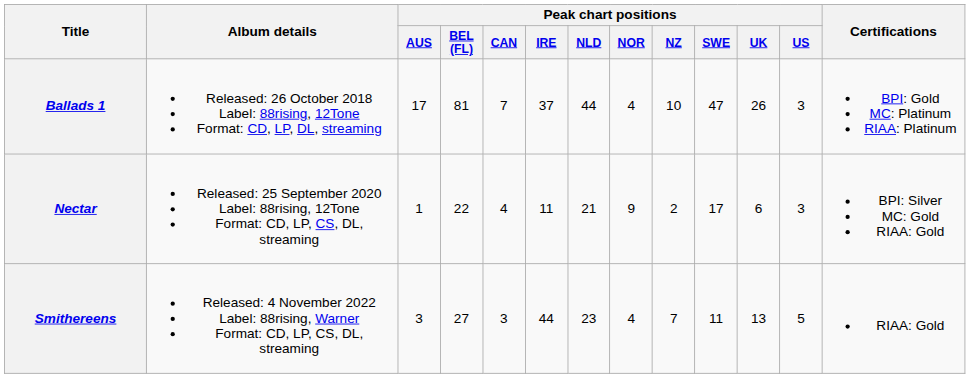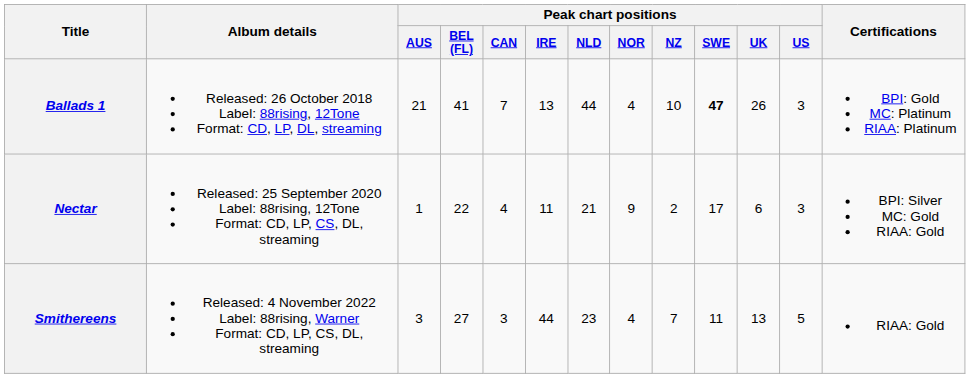(419, 106) 17 -> (419, 106) 21
(461, 106) 81 -> (461, 106) 41
(546, 106) 37 -> (546, 106) 13
(716, 106) normal -> (716, 106) bold
